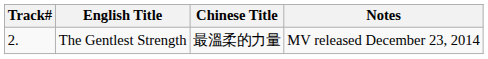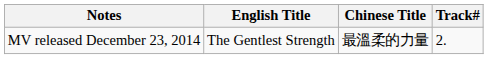columns swapped: (30, 16) <-> (384, 16)
